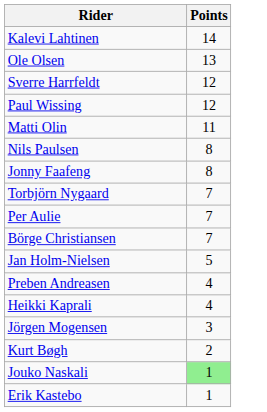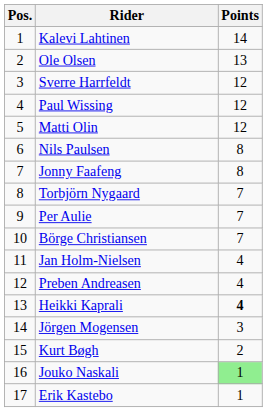+ column: (20, 15)
(209, 127) 11 -> (240, 127) 12
(209, 261) 5 -> (240, 261) 4
(209, 305) normal -> (240, 305) bold
